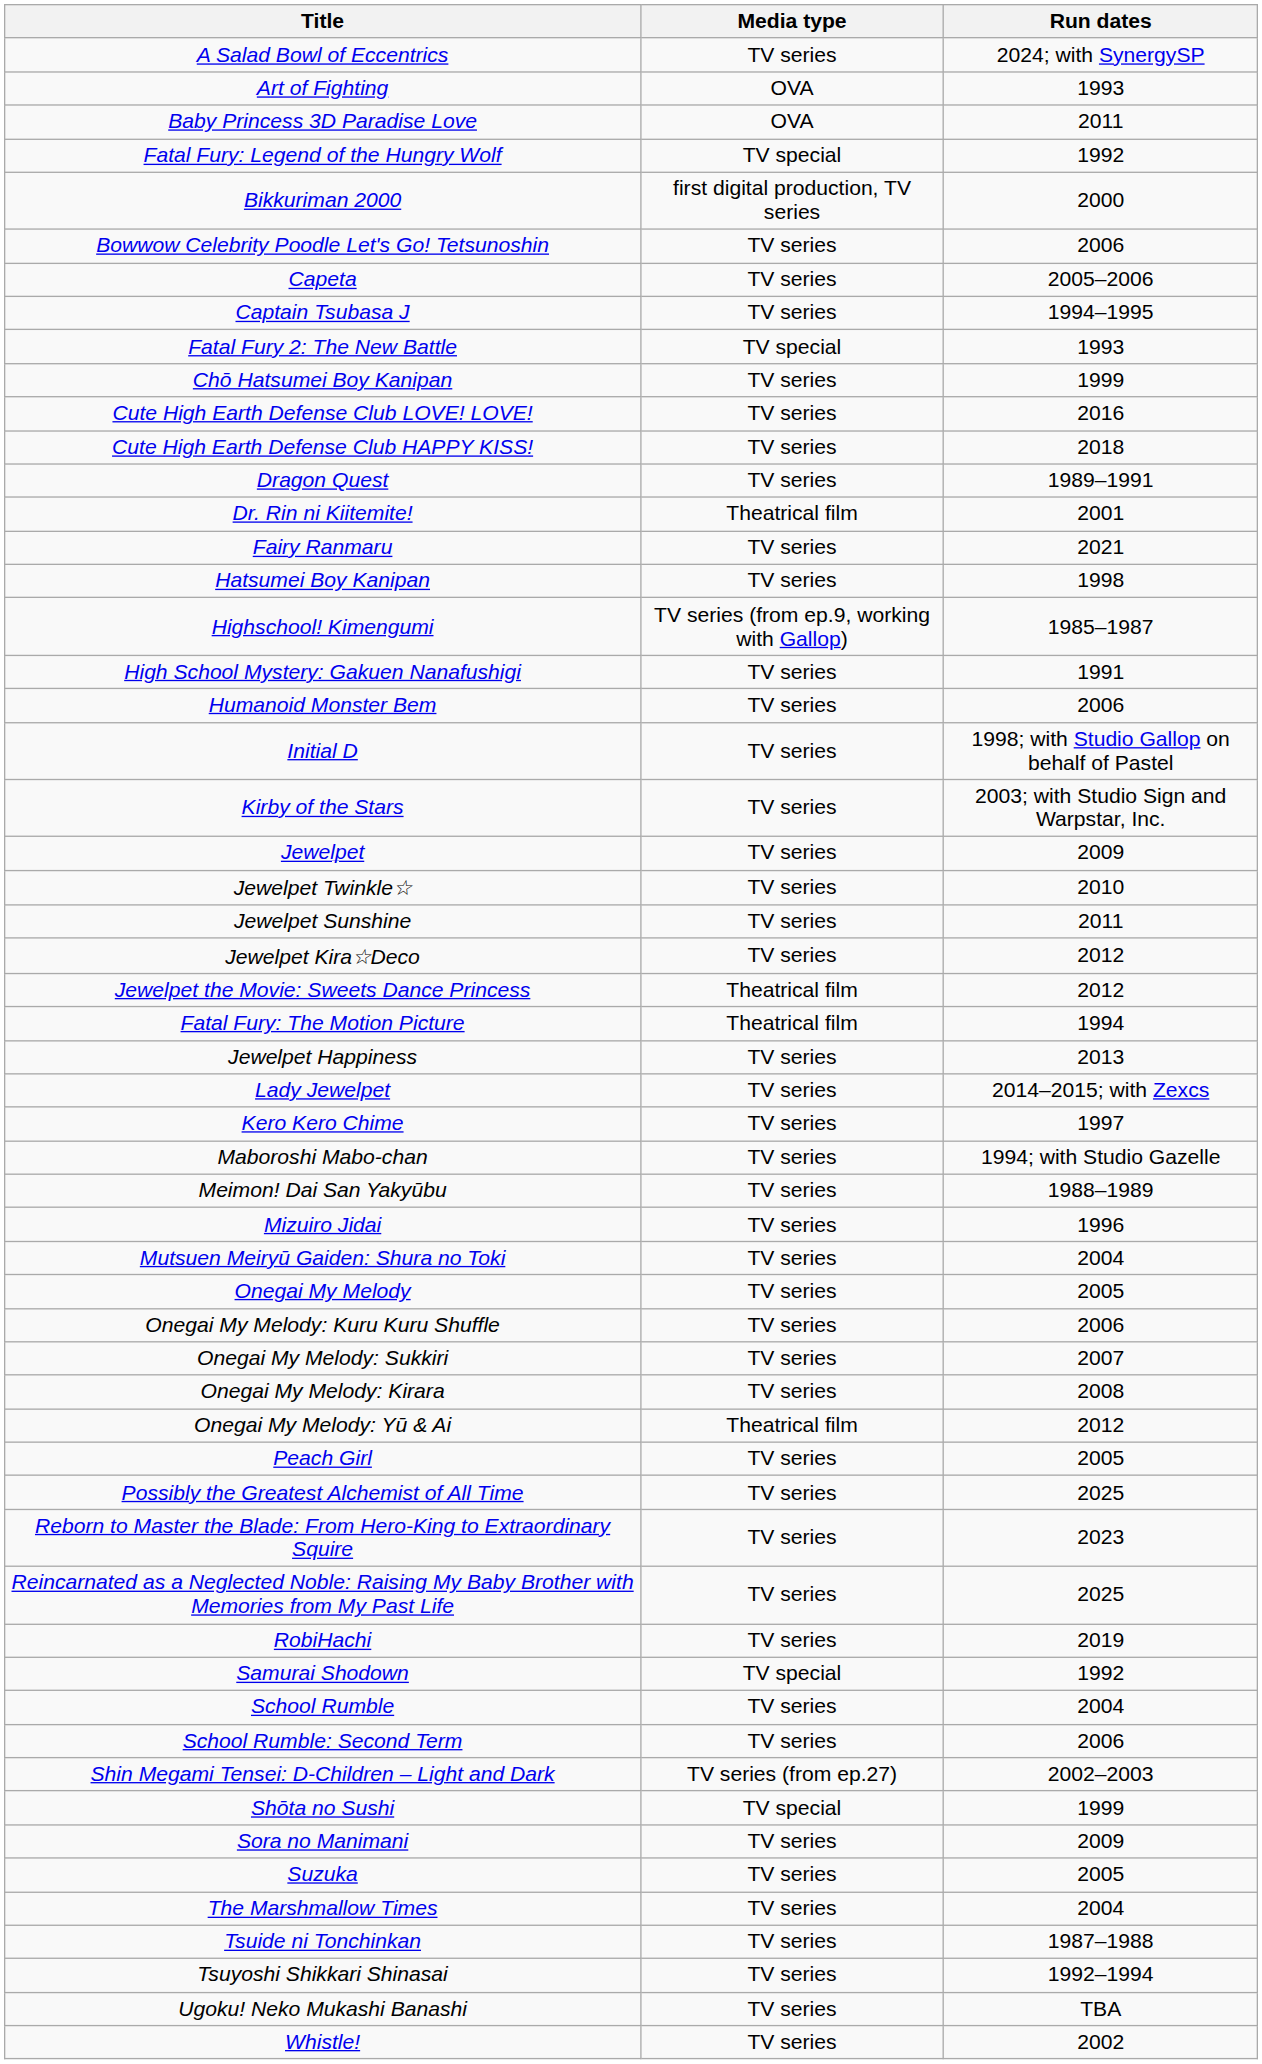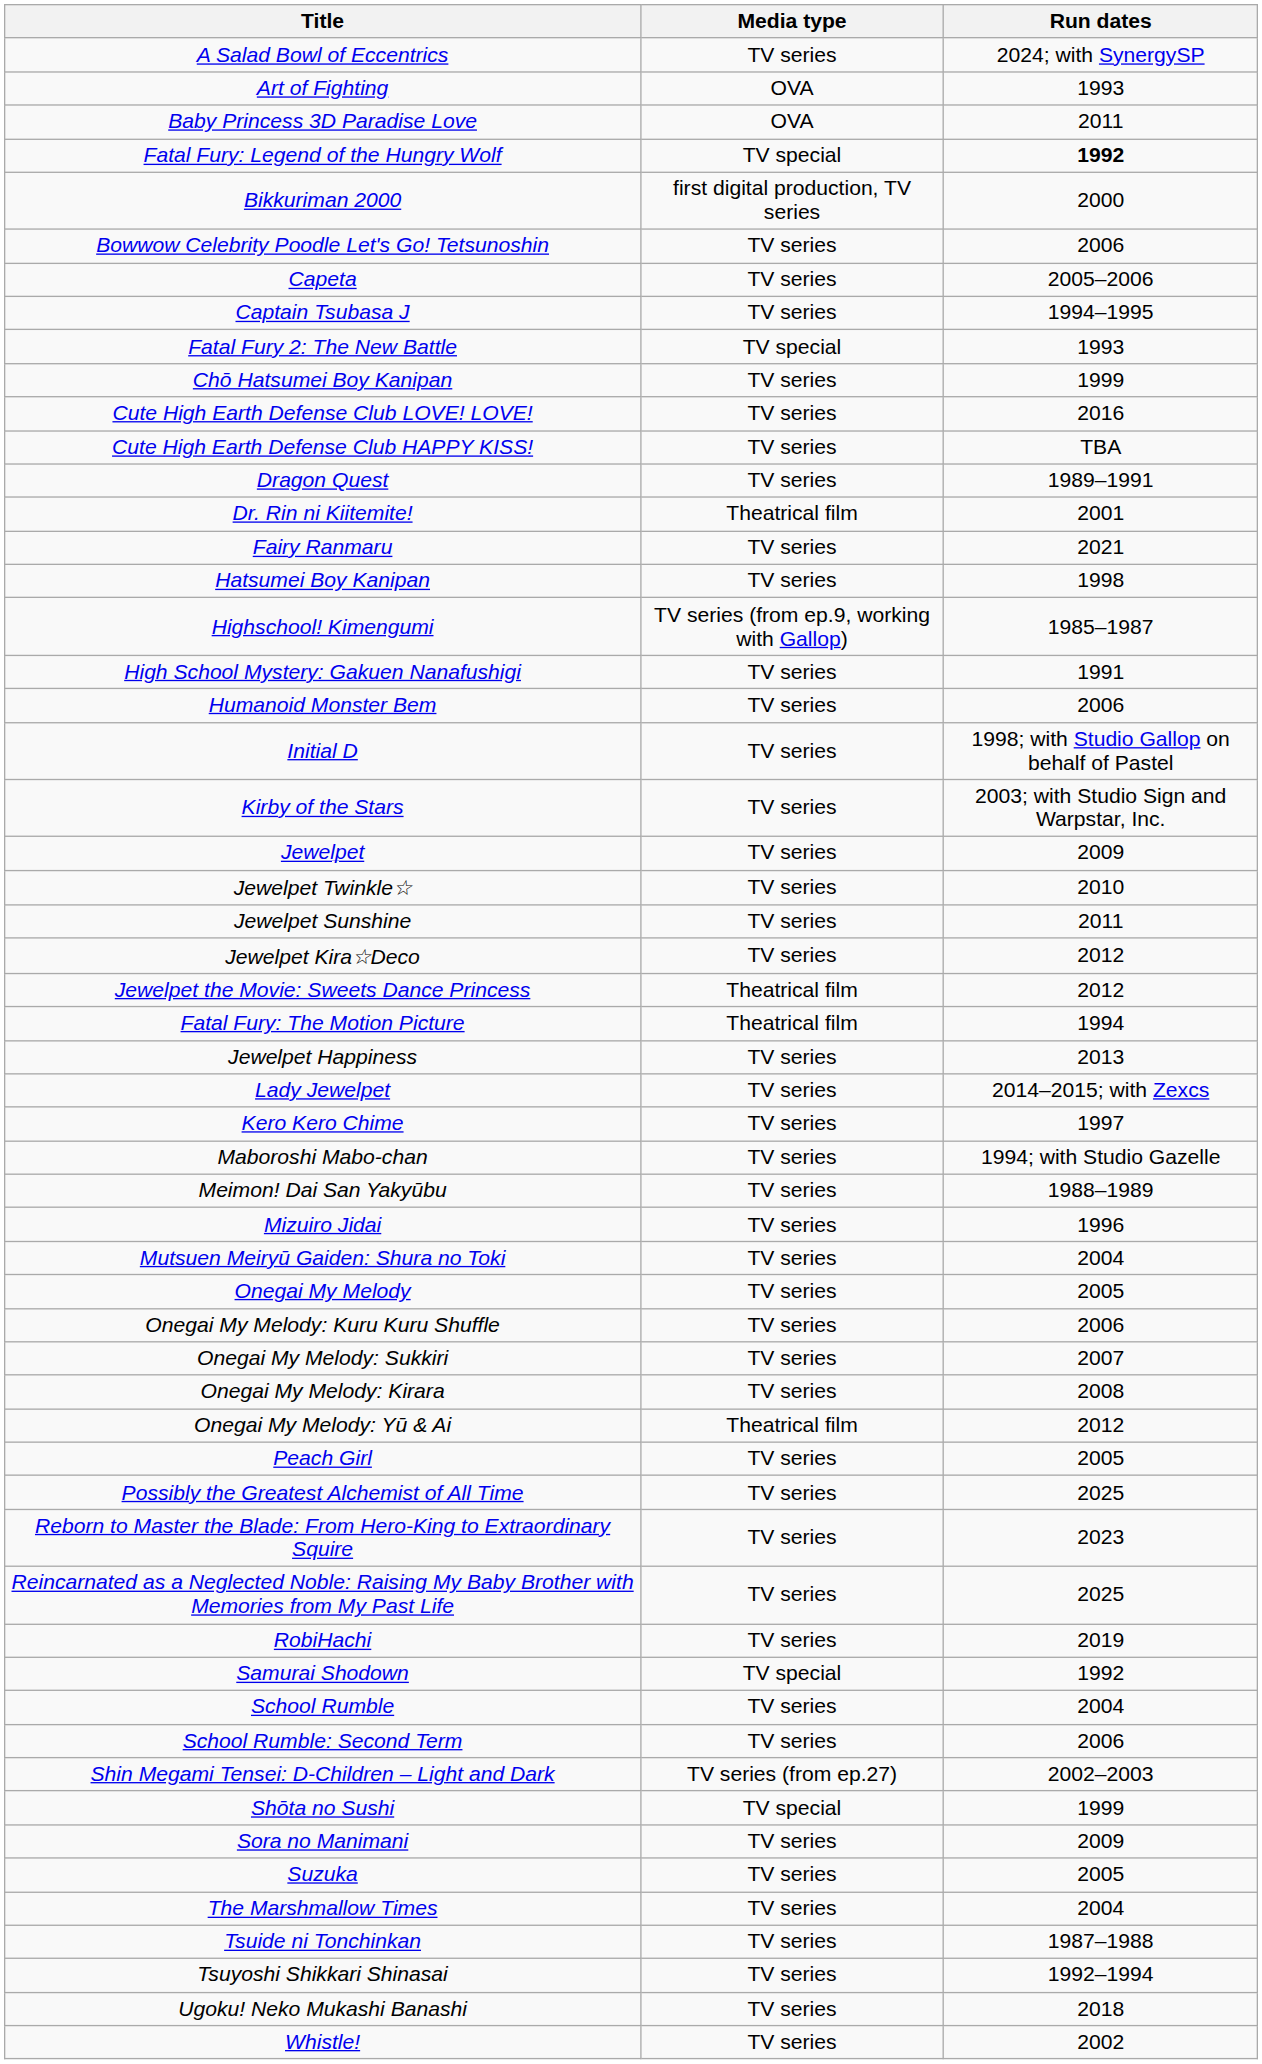(1101, 155) normal -> (1101, 155) bold
(1101, 446) 2018 -> (1101, 446) TBA
(1101, 2008) TBA -> (1101, 2008) 2018
